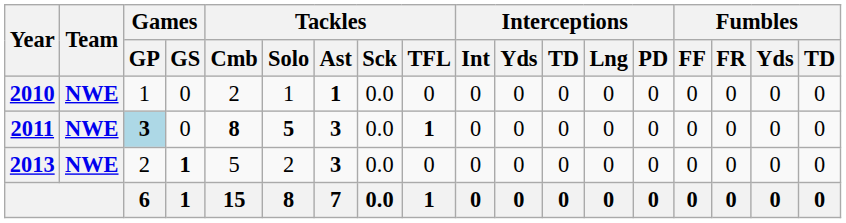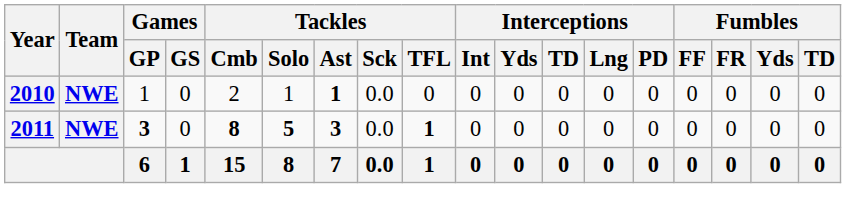(144, 128) lightblue background -> (144, 128) no background
- row: (32, 164)
